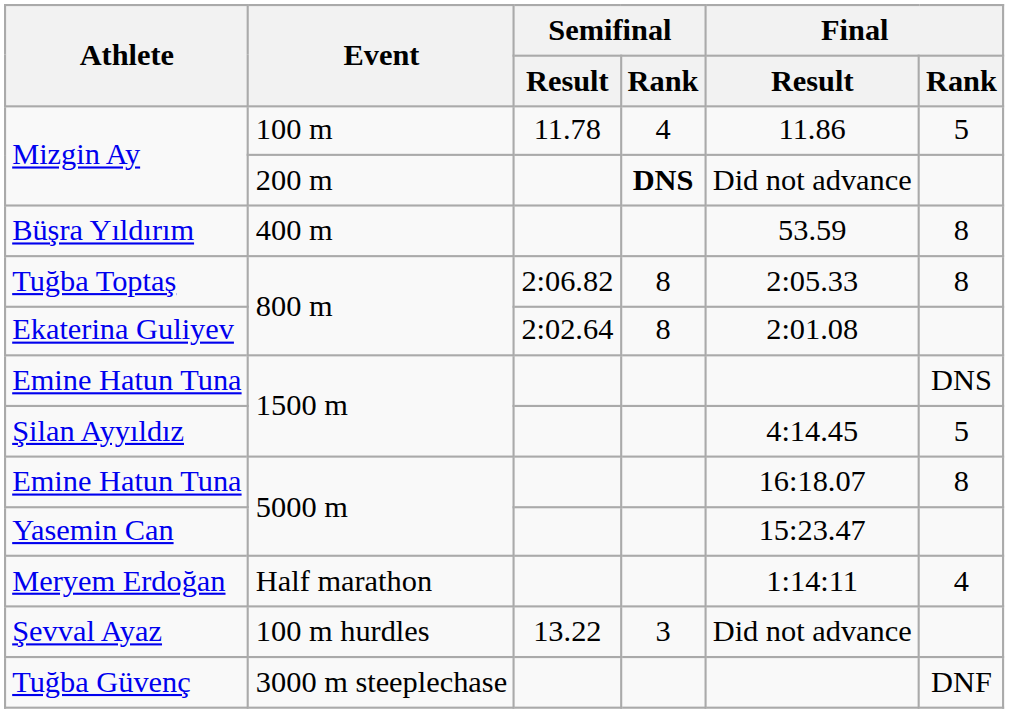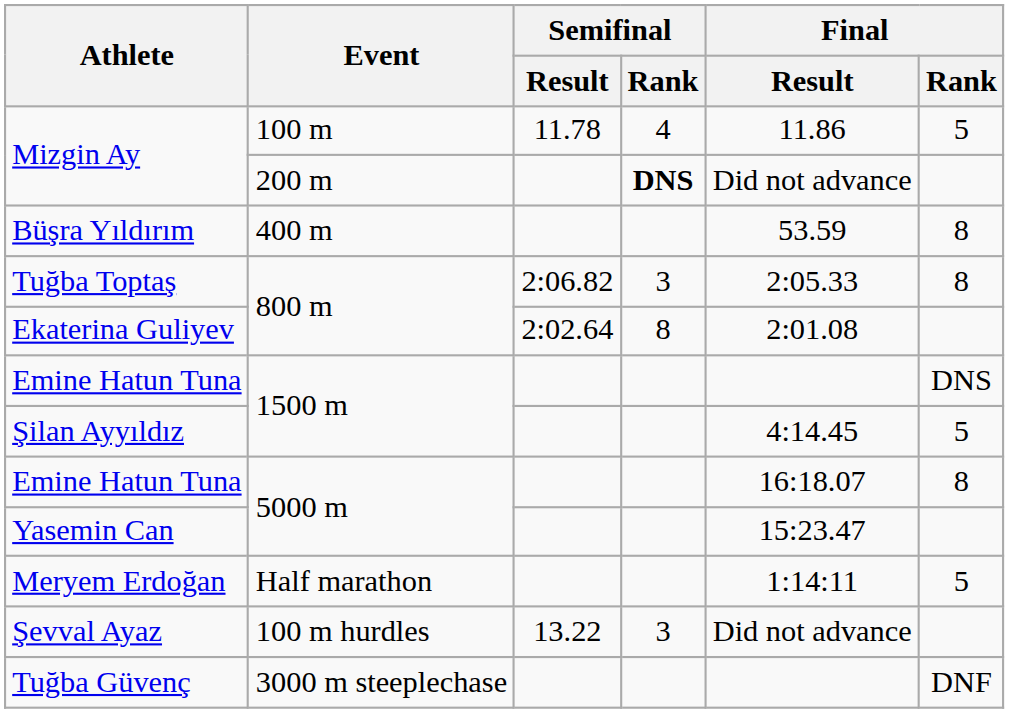(663, 280) 8 -> (663, 280) 3
(961, 581) 4 -> (961, 581) 5
